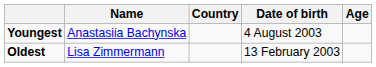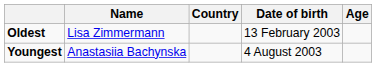rows swapped: (34, 33) <-> (26, 52)
